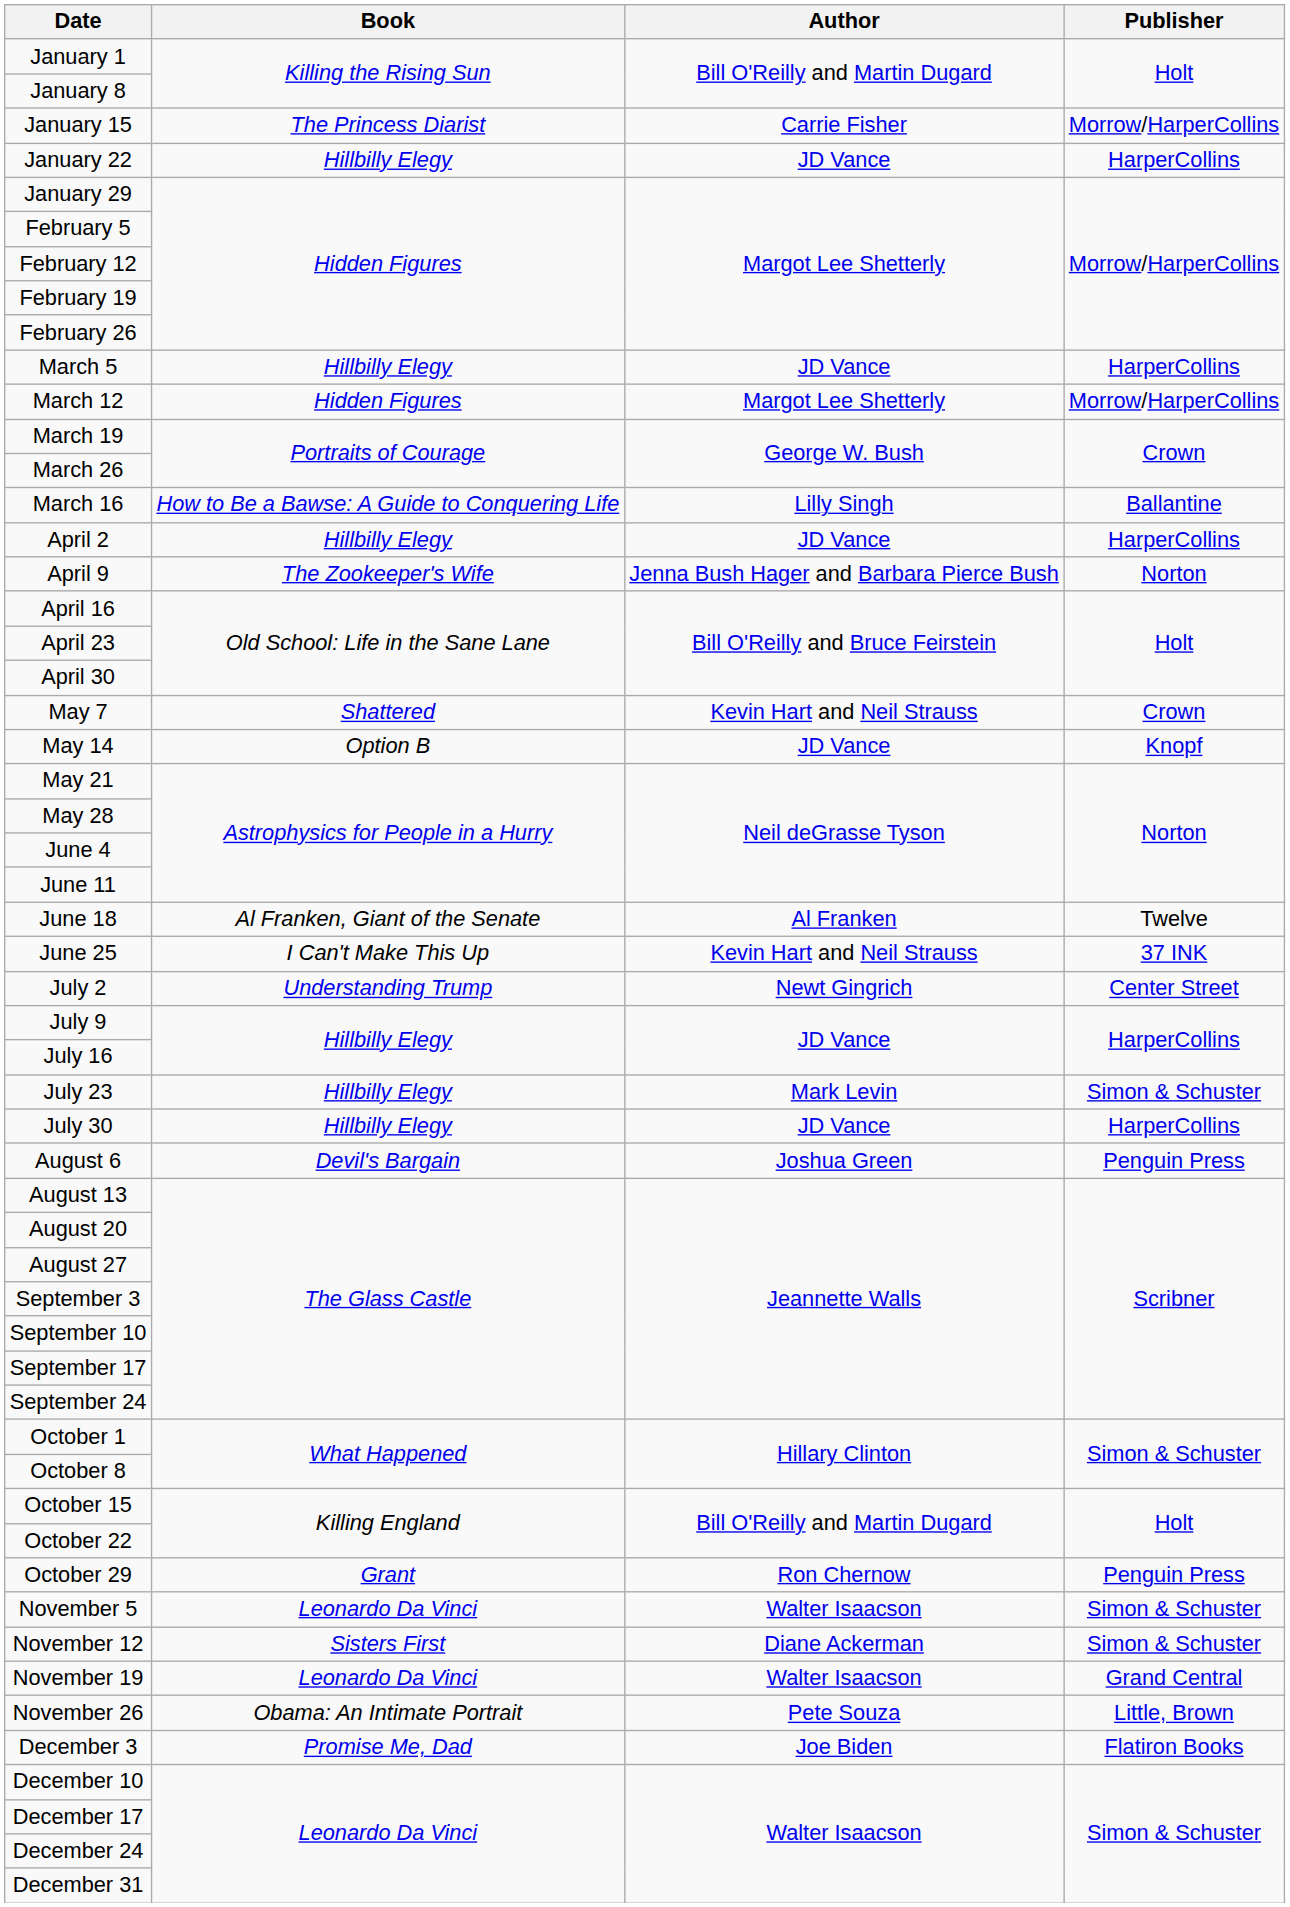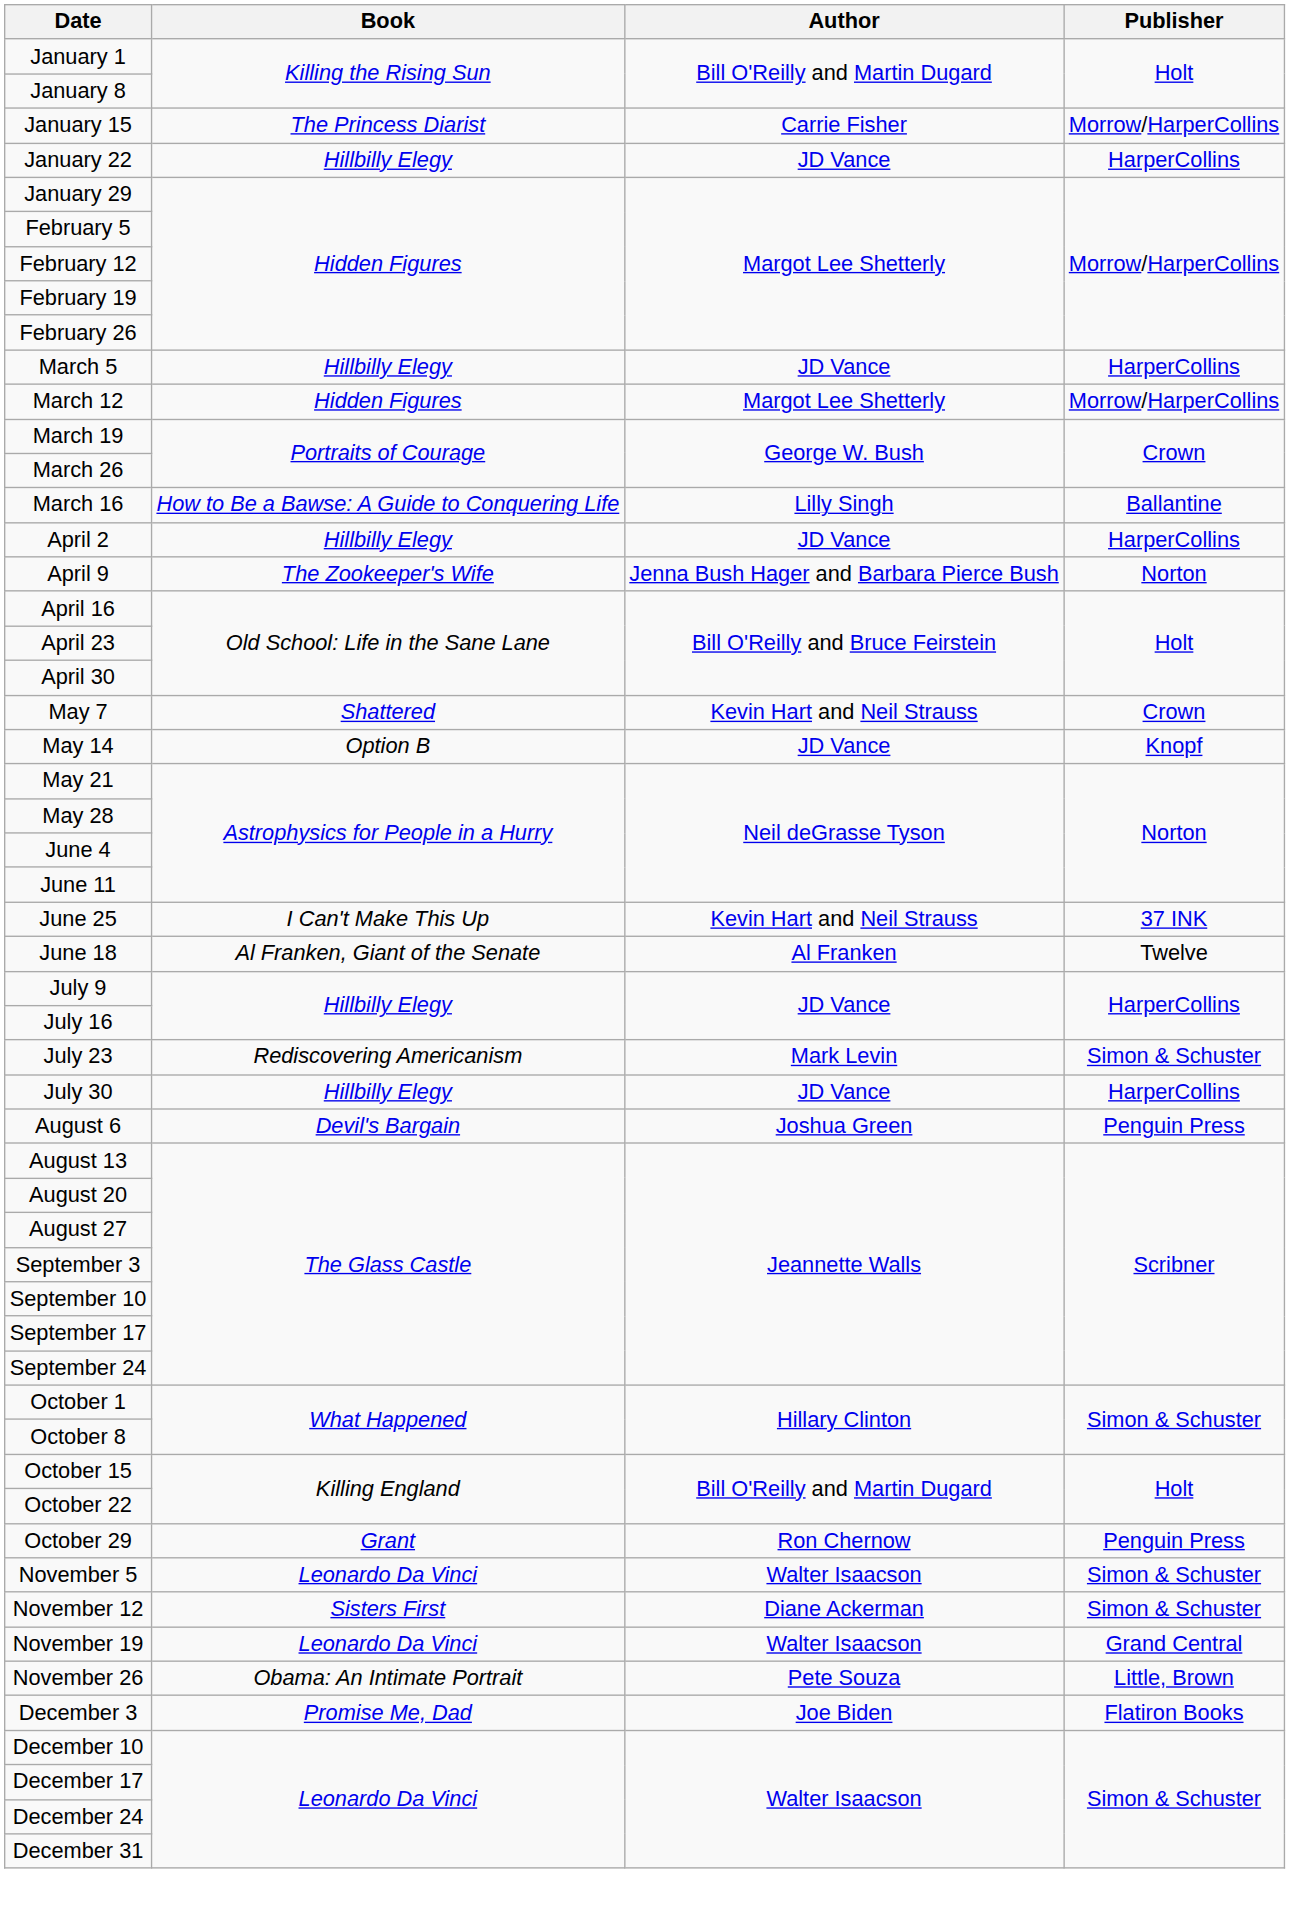rows swapped: (78, 919) <-> (78, 953)
- row: (78, 988)
(388, 1091) Hillbilly Elegy -> (388, 1057) Rediscovering Americanism
